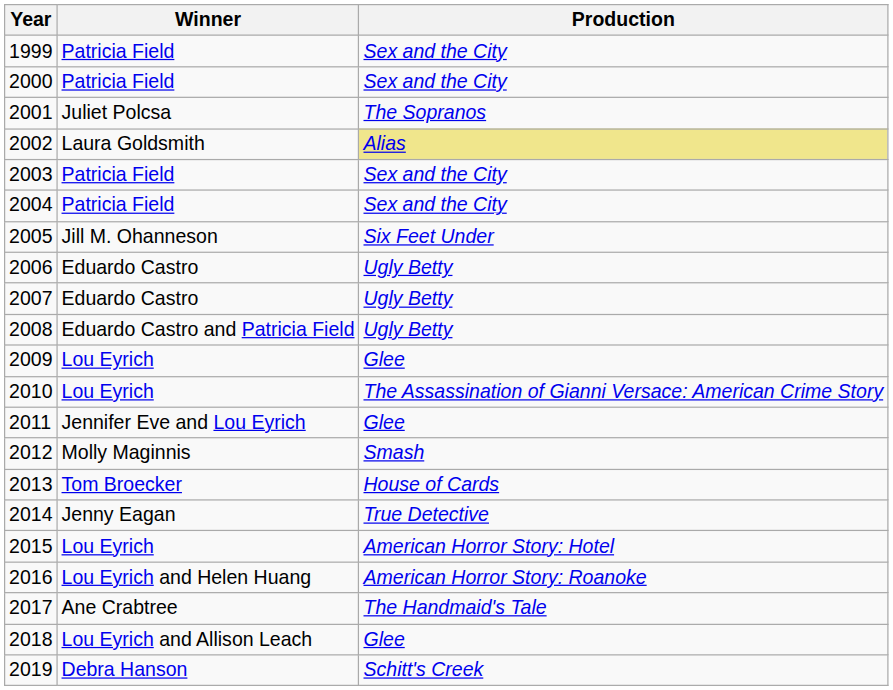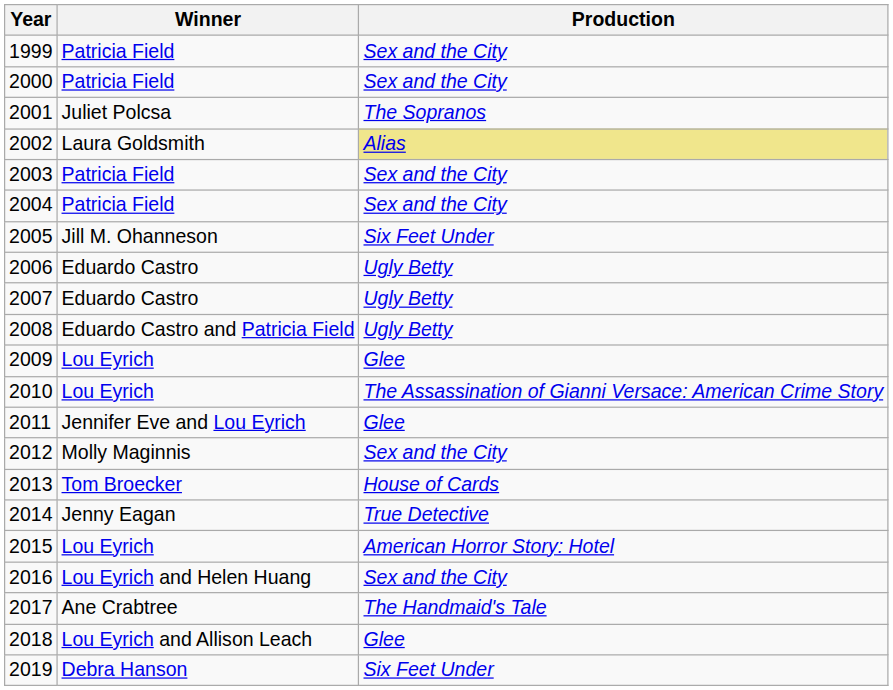(394, 453) Smash -> (435, 453) Sex and the City
(505, 577) American Horror Story: Roanoke -> (435, 577) Sex and the City
(423, 670) Schitt's Creek -> (429, 670) Six Feet Under
